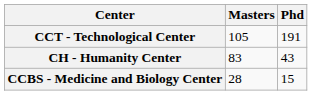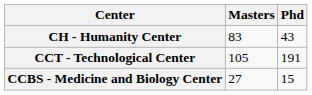rows swapped: (115, 36) <-> (115, 57)
(235, 79) 28 -> (235, 79) 27
